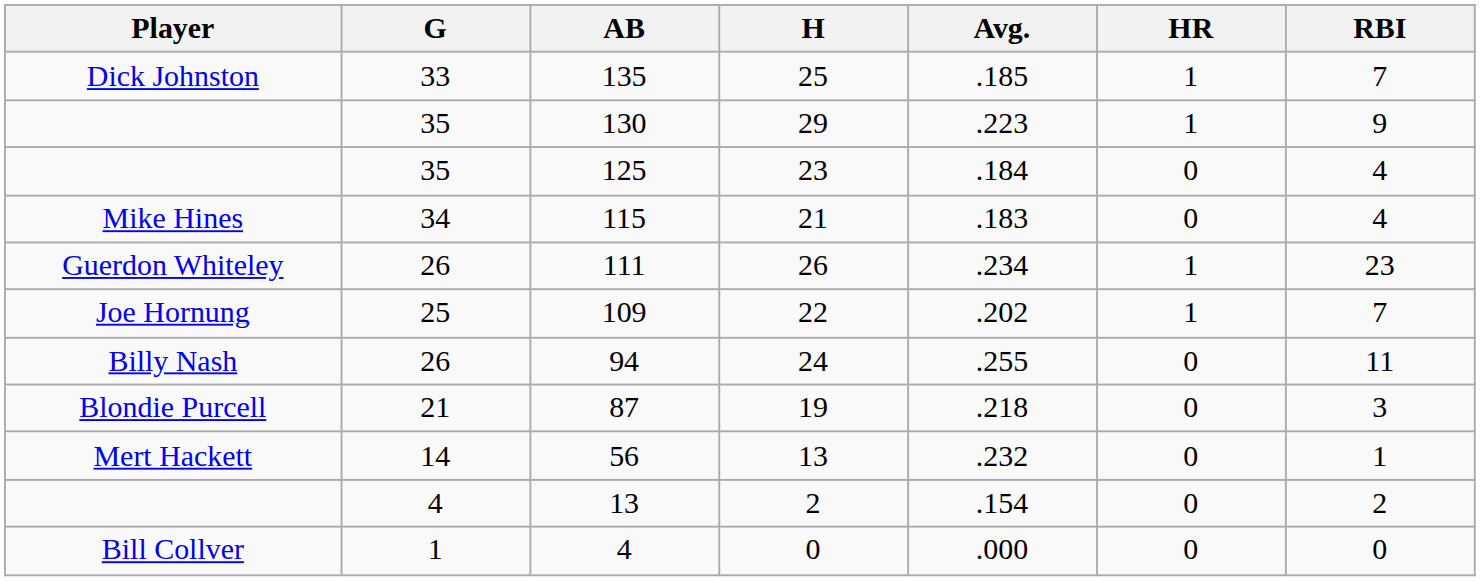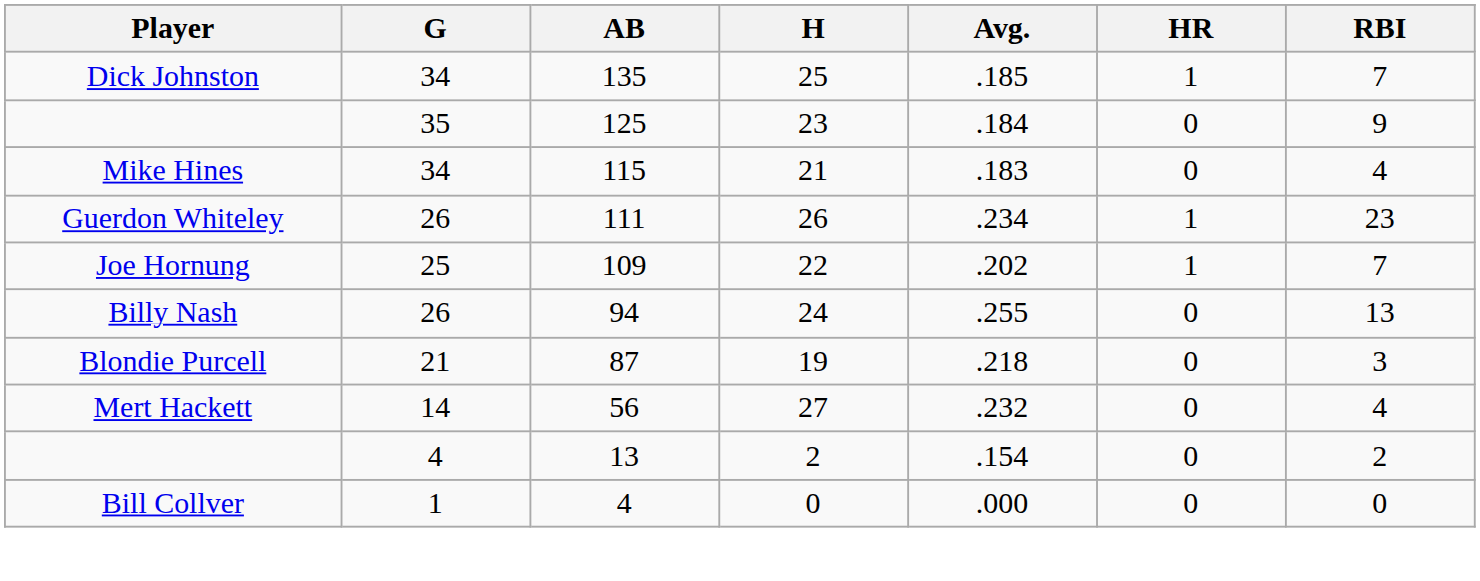(435, 75) 33 -> (435, 75) 34
- row: (624, 123)
(1380, 170) 4 -> (1380, 123) 9
(1380, 360) 11 -> (1380, 312) 13
(813, 455) 13 -> (813, 407) 27
(1380, 455) 1 -> (1380, 407) 4
